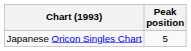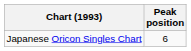(165, 38) 5 -> (165, 38) 6
